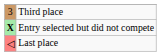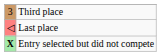rows swapped: (38, 43) <-> (86, 27)
